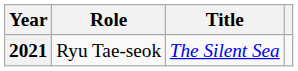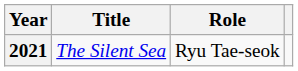columns swapped: (225, 19) <-> (109, 19)
